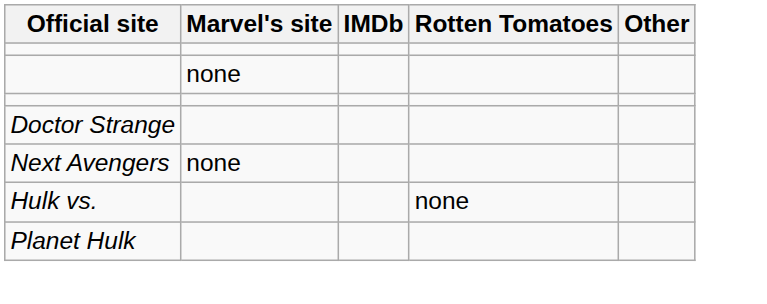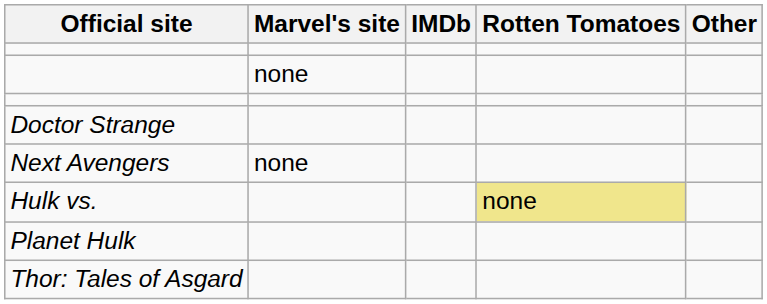(442, 201) no background -> (510, 201) khaki background
+ row: (127, 279)
